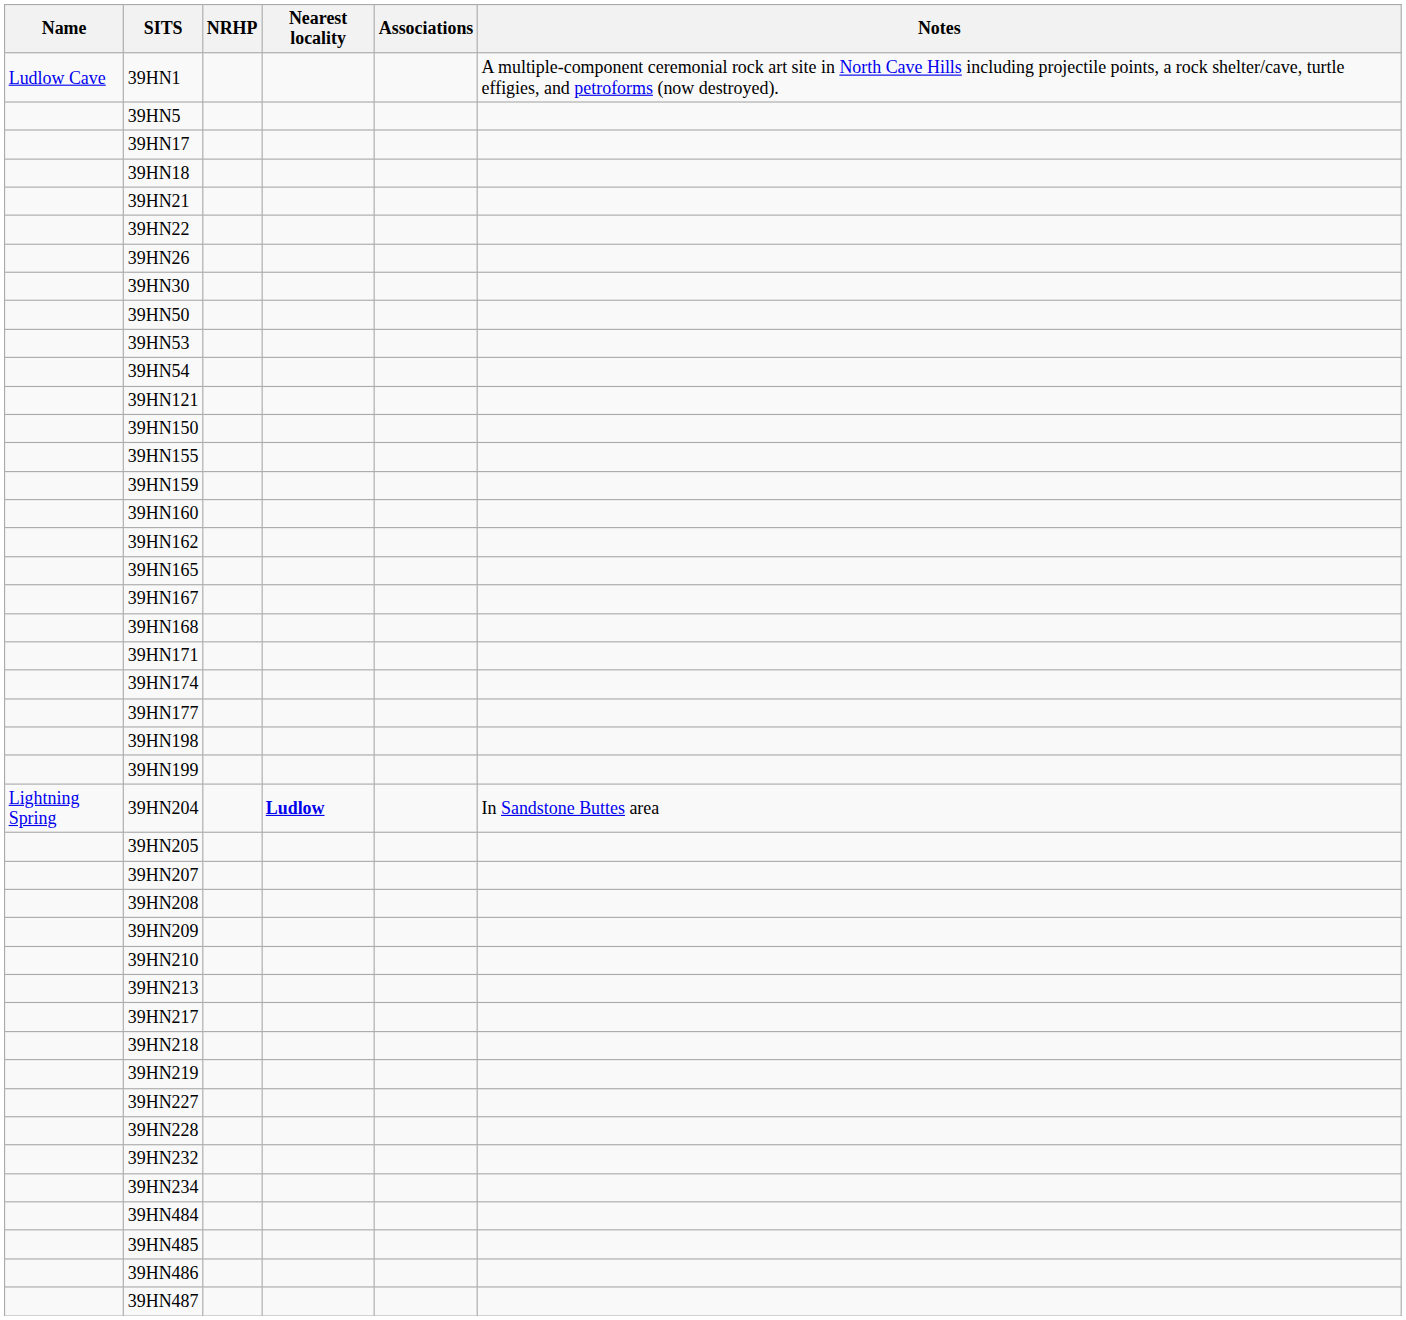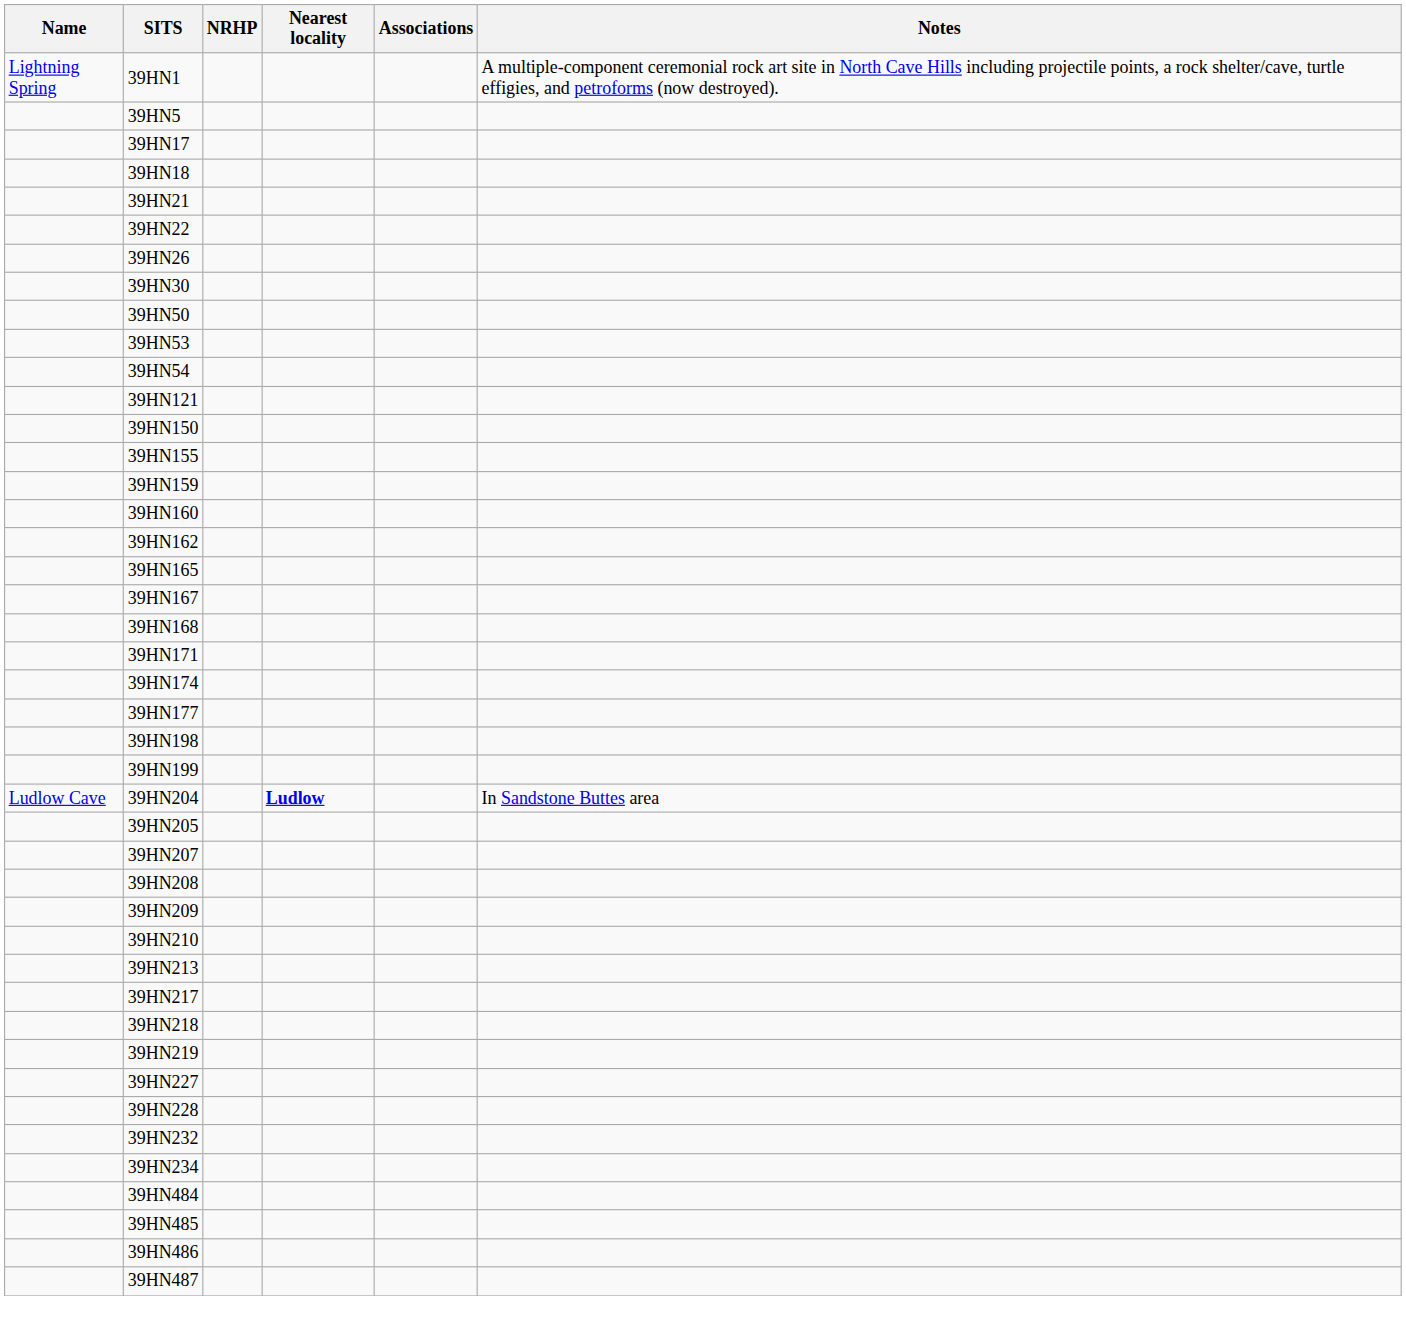(57, 77) Ludlow Cave -> (44, 77) Lightning Spring
(44, 808) Lightning Spring -> (57, 797) Ludlow Cave
